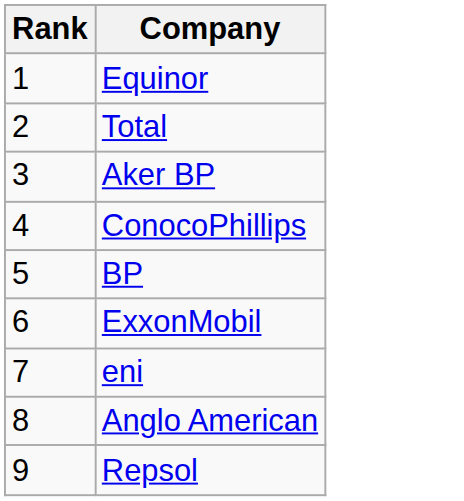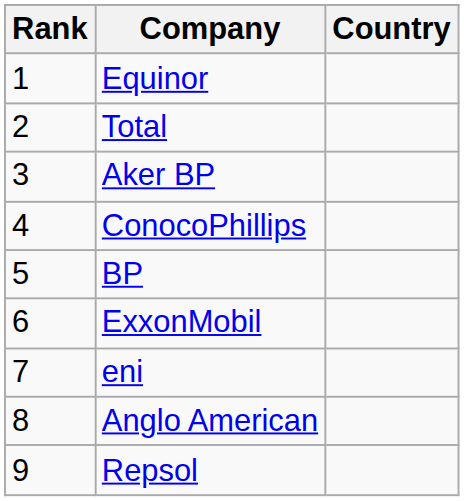+ column: (392, 28)
